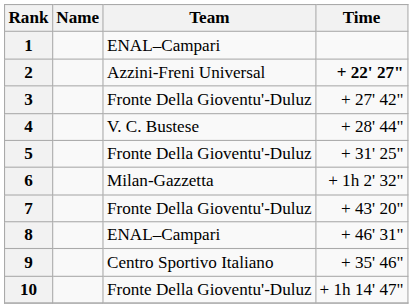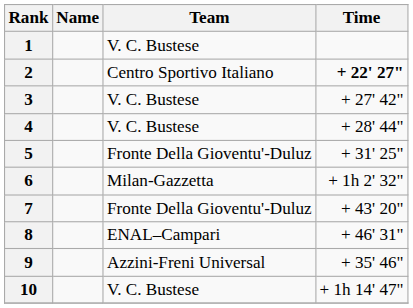(164, 45) ENAL–Campari -> (153, 45) V. C. Bustese
(186, 72) Azzini-Freni Universal -> (190, 72) Centro Sportivo Italiano
(209, 99) Fronte Della Gioventu'-Duluz -> (153, 99) V. C. Bustese
(190, 262) Centro Sportivo Italiano -> (186, 262) Azzini-Freni Universal
(209, 289) Fronte Della Gioventu'-Duluz -> (153, 289) V. C. Bustese
